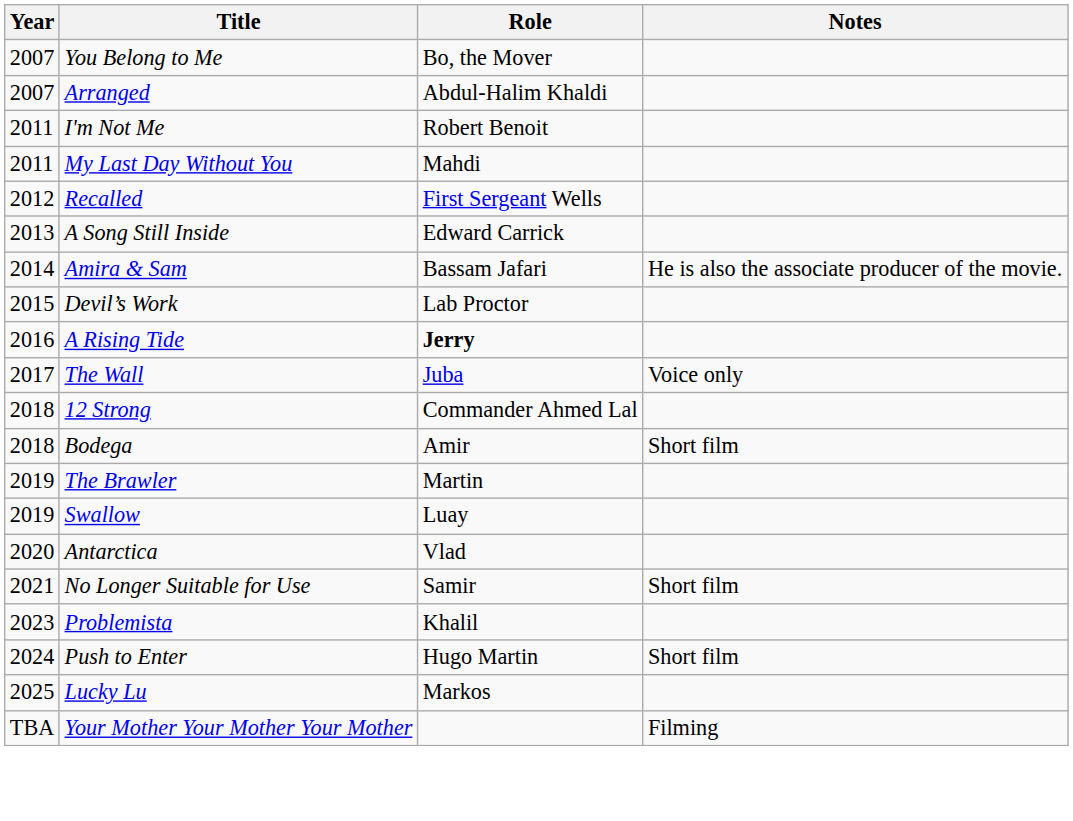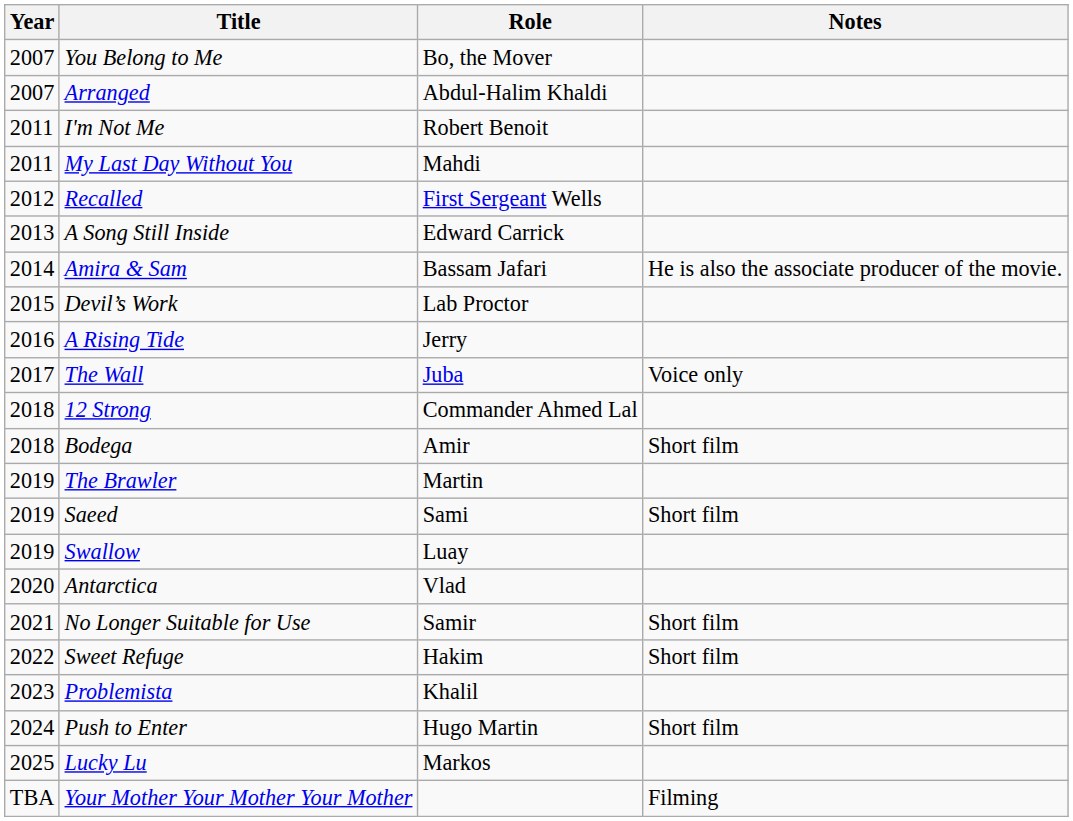(449, 339) bold -> (445, 339) normal
+ row: (91, 515)
+ row: (124, 657)
